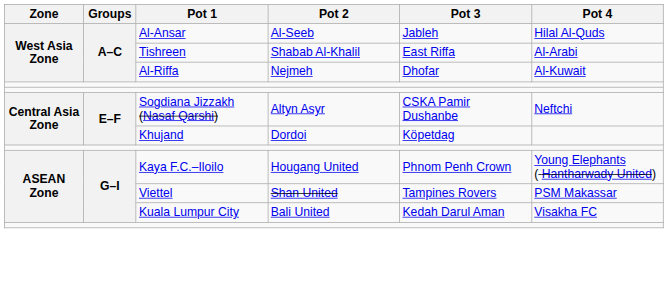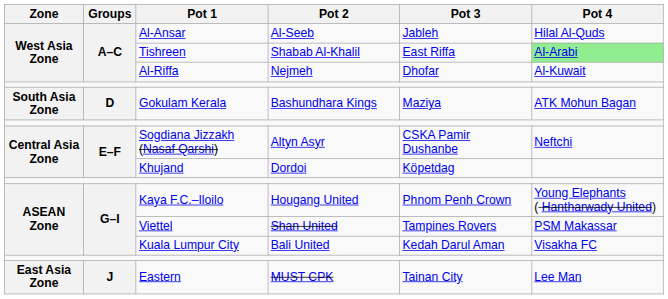(556, 52) no background -> (556, 52) lightgreen background
+ row: (183, 103)
+ row: (160, 277)
